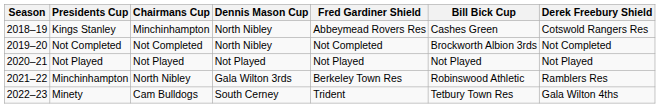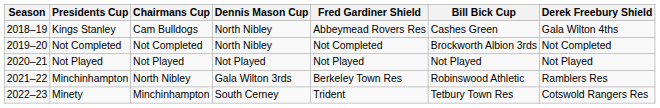(171, 29) Minchinhampton -> (165, 29) Cam Bulldogs
(595, 29) Cotswold Rangers Res -> (580, 29) Gala Wilton 4ths
(165, 95) Cam Bulldogs -> (171, 95) Minchinhampton
(580, 95) Gala Wilton 4ths -> (595, 95) Cotswold Rangers Res
